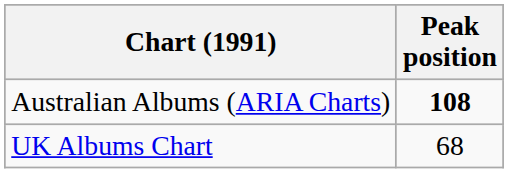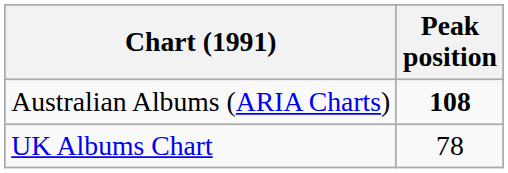(450, 145) 68 -> (450, 145) 78
